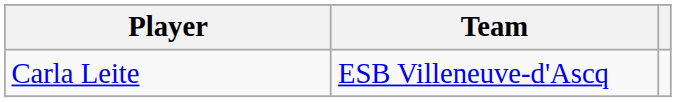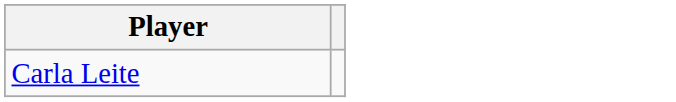- column: (495, 27)
